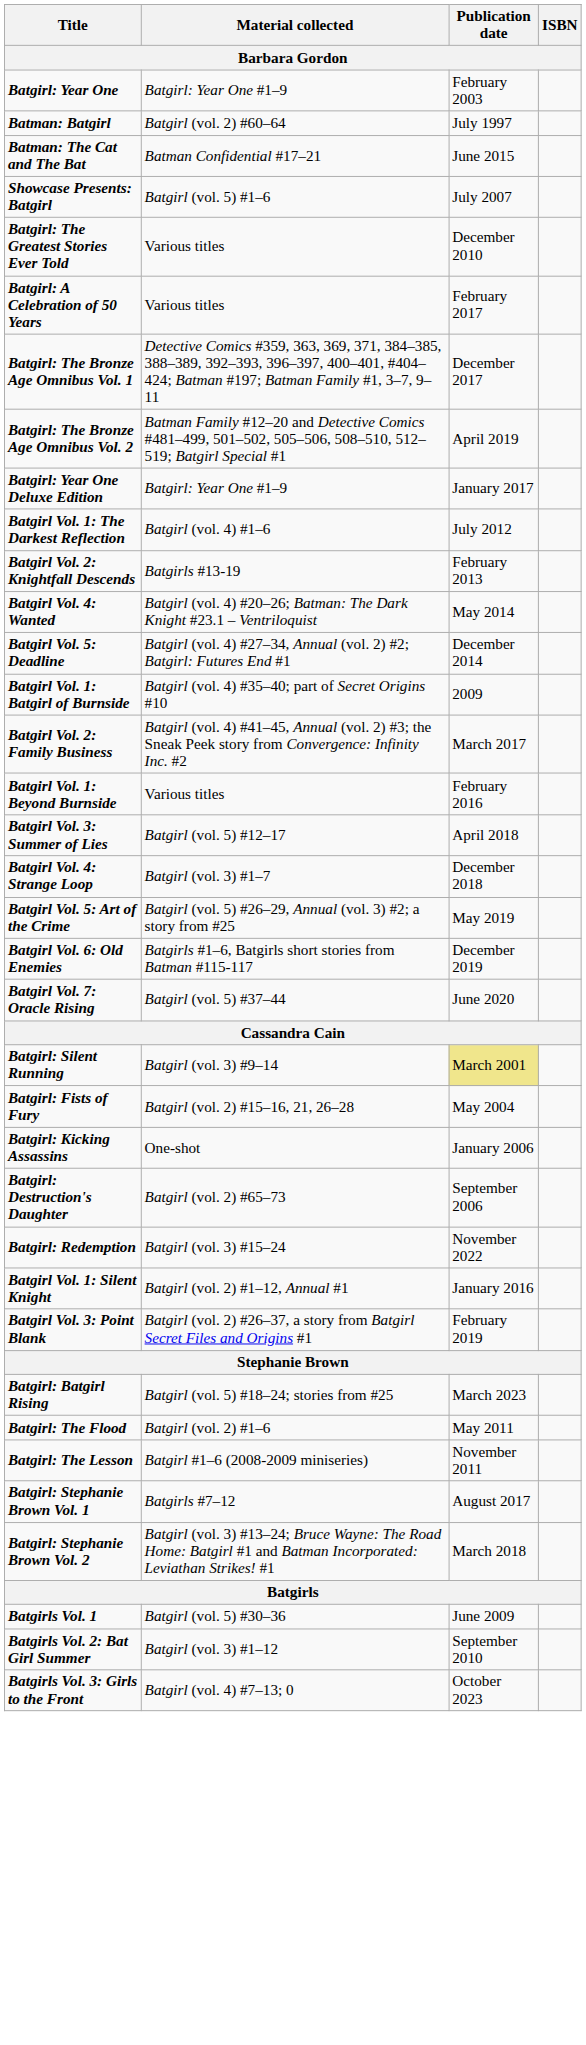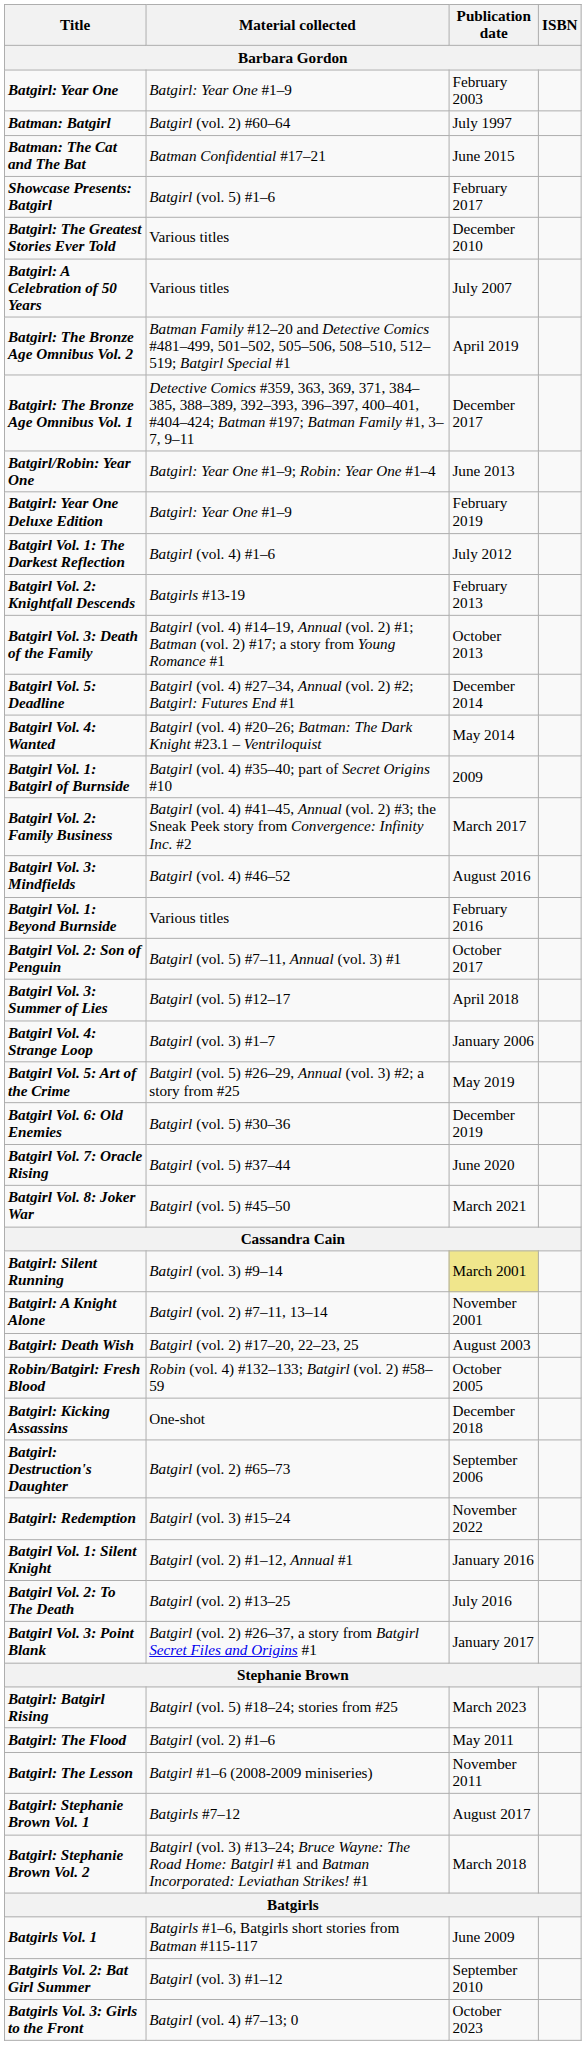(482, 196) July 2007 -> (480, 196) February 2017
(480, 304) February 2017 -> (482, 287) July 2007
rows swapped: (71, 371) <-> (71, 438)
+ row: (69, 471)
(493, 488) January 2017 -> (480, 512) February 2019
+ row: (73, 644)
rows swapped: (52, 612) <-> (52, 653)
+ row: (52, 876)
+ row: (74, 958)
(483, 876) December 2018 -> (493, 1041) January 2006
(270, 958) Batgirls #1–6, Batgirls short stories from Batman #115-117 -> (220, 1123) Batgirl (vol. 5) #30–36
+ row: (72, 1206)
+ row: (62, 1312)
+ row: (71, 1345)
- row: (58, 1106)
+ row: (74, 1377)
(493, 1147) January 2006 -> (484, 1419) December 2018
+ row: (62, 1601)
(480, 1329) February 2019 -> (493, 1642) January 2017
(215, 1616) Batgirl (vol. 5) #30–36 -> (274, 1937) Batgirls #1–6, Batgirls short stories from Batman #115-117
